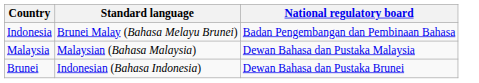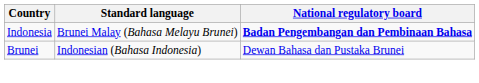(349, 31) normal -> (357, 31) bold
- row: (28, 50)
